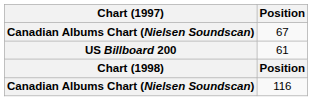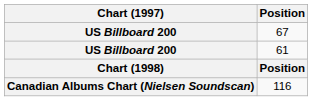(131, 31) Canadian Albums Chart (Nielsen Soundscan) -> (131, 31) US Billboard 200
